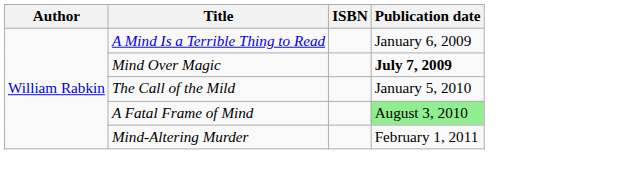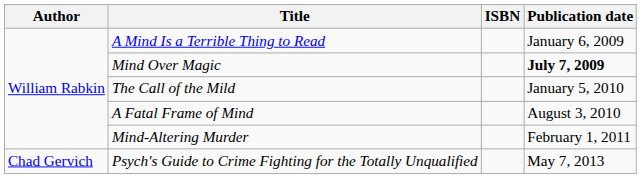(421, 112) lightgreen background -> (574, 112) no background
+ row: (295, 161)
